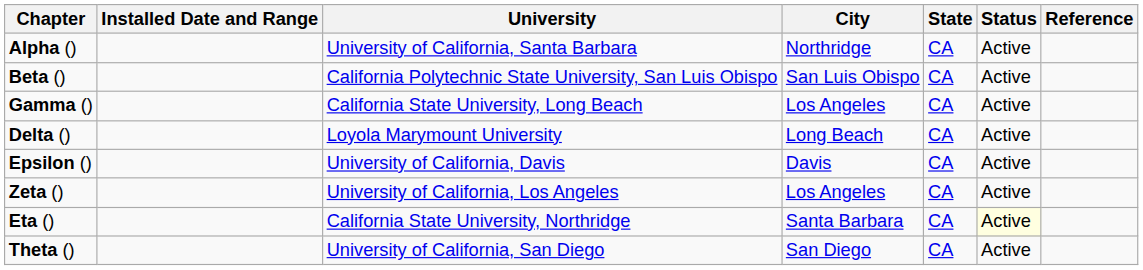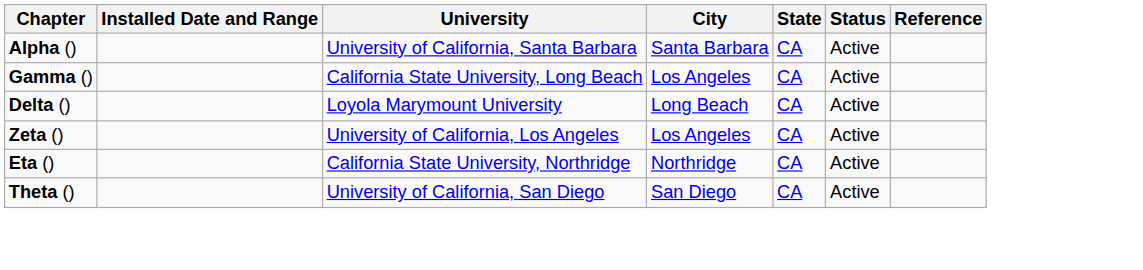(828, 47) Northridge -> (710, 47) Santa Barbara
- row: (37, 76)
- row: (50, 163)
(845, 221) Santa Barbara -> (694, 163) Northridge
(1006, 221) lightyellow background -> (855, 163) no background
